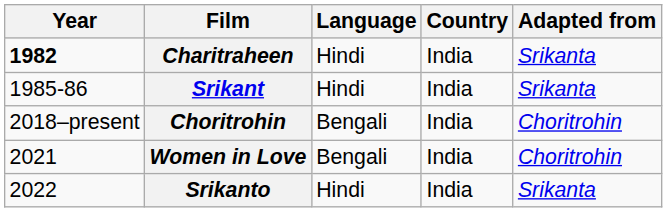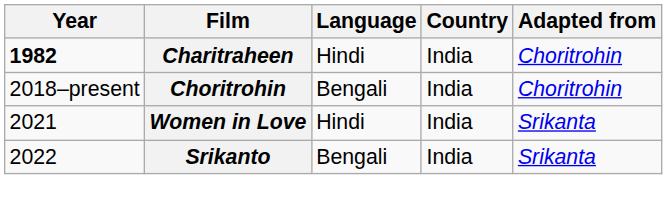(557, 55) Srikanta -> (570, 55) Choritrohin
- row: (228, 88)
(352, 156) Bengali -> (340, 122) Hindi
(570, 156) Choritrohin -> (557, 122) Srikanta
(340, 190) Hindi -> (352, 156) Bengali
